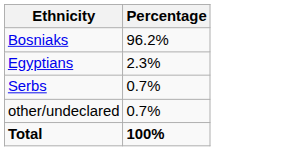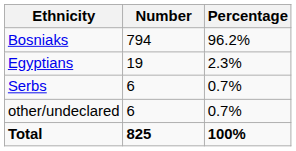+ column: (164, 16)
